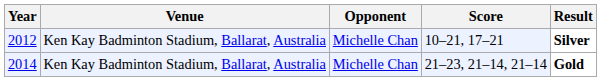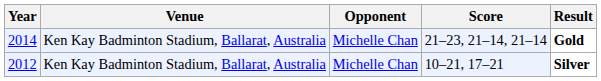rows swapped: (22, 64) <-> (22, 40)
